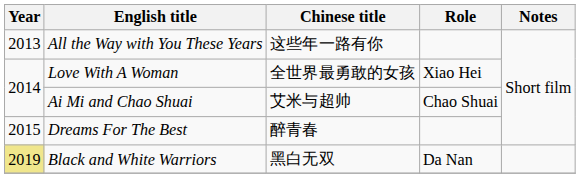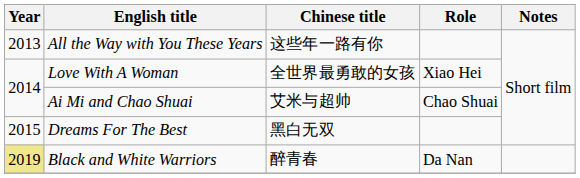(294, 129) 醉青春 -> (302, 129) 黑白无双
(302, 158) 黑白无双 -> (294, 158) 醉青春
